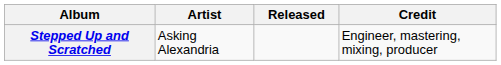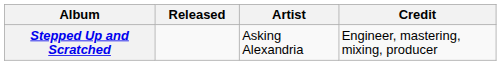columns swapped: (296, 14) <-> (204, 14)
